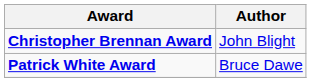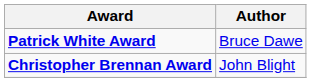rows swapped: (110, 41) <-> (82, 65)
